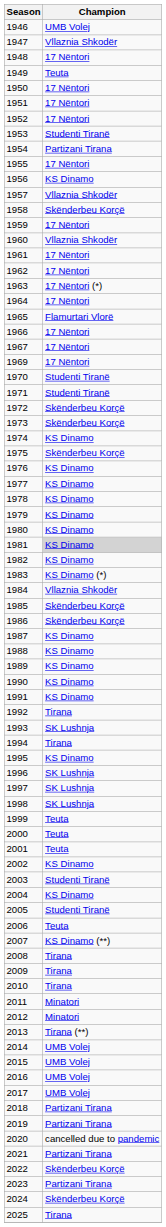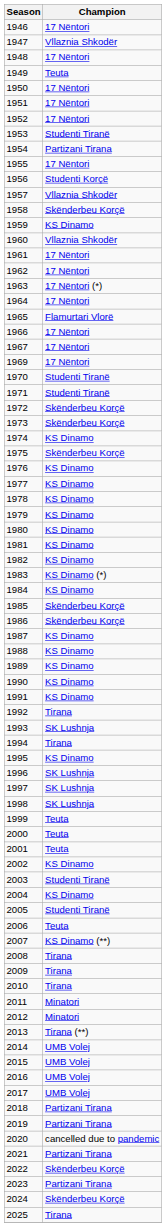(68, 27) UMB Volej -> (67, 27) 17 Nëntori
(69, 179) KS Dinamo -> (77, 179) Studenti Korçë
(67, 225) 17 Nëntori -> (69, 225) KS Dinamo
(69, 544) lightgrey background -> (69, 544) no background
(81, 590) Vllaznia Shkodër -> (69, 590) KS Dinamo
